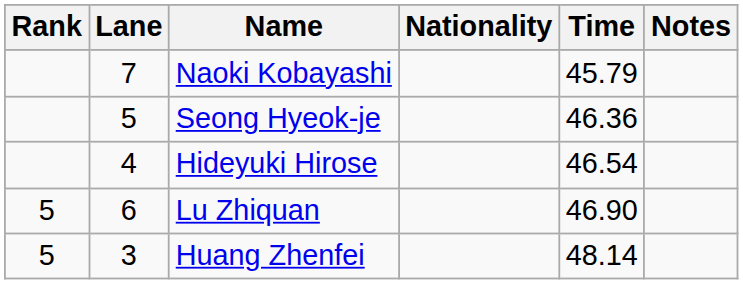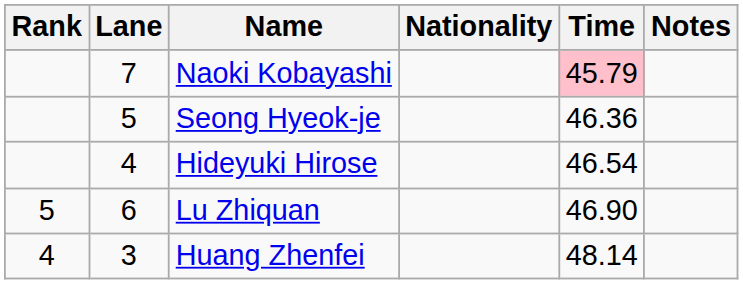(602, 73) no background -> (602, 73) pink background
(47, 255) 5 -> (47, 255) 4
